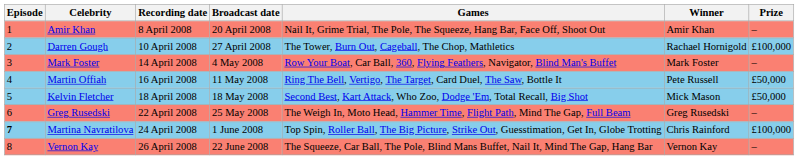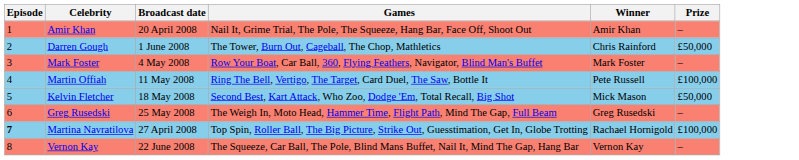- column: (173, 12)
(241, 46) 27 April 2008 -> (164, 46) 1 June 2008
(707, 46) Rachael Hornigold -> (624, 46) Chris Rainford
(771, 46) £100,000 -> (695, 46) £50,000
(769, 79) £50,000 -> (697, 79) £100,000
(238, 130) 1 June 2008 -> (168, 130) 27 April 2008
(698, 130) Chris Rainford -> (633, 130) Rachael Hornigold
